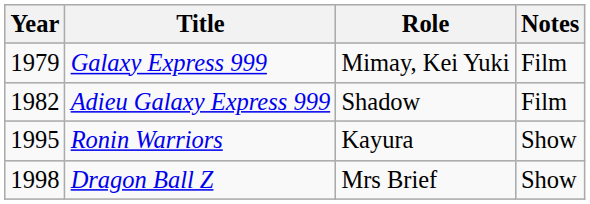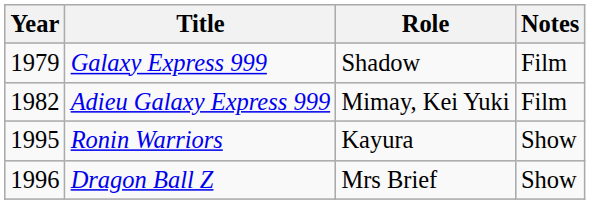(426, 62) Mimay, Kei Yuki -> (381, 62) Shadow
(381, 101) Shadow -> (426, 101) Mimay, Kei Yuki
(35, 179) 1998 -> (35, 179) 1996
